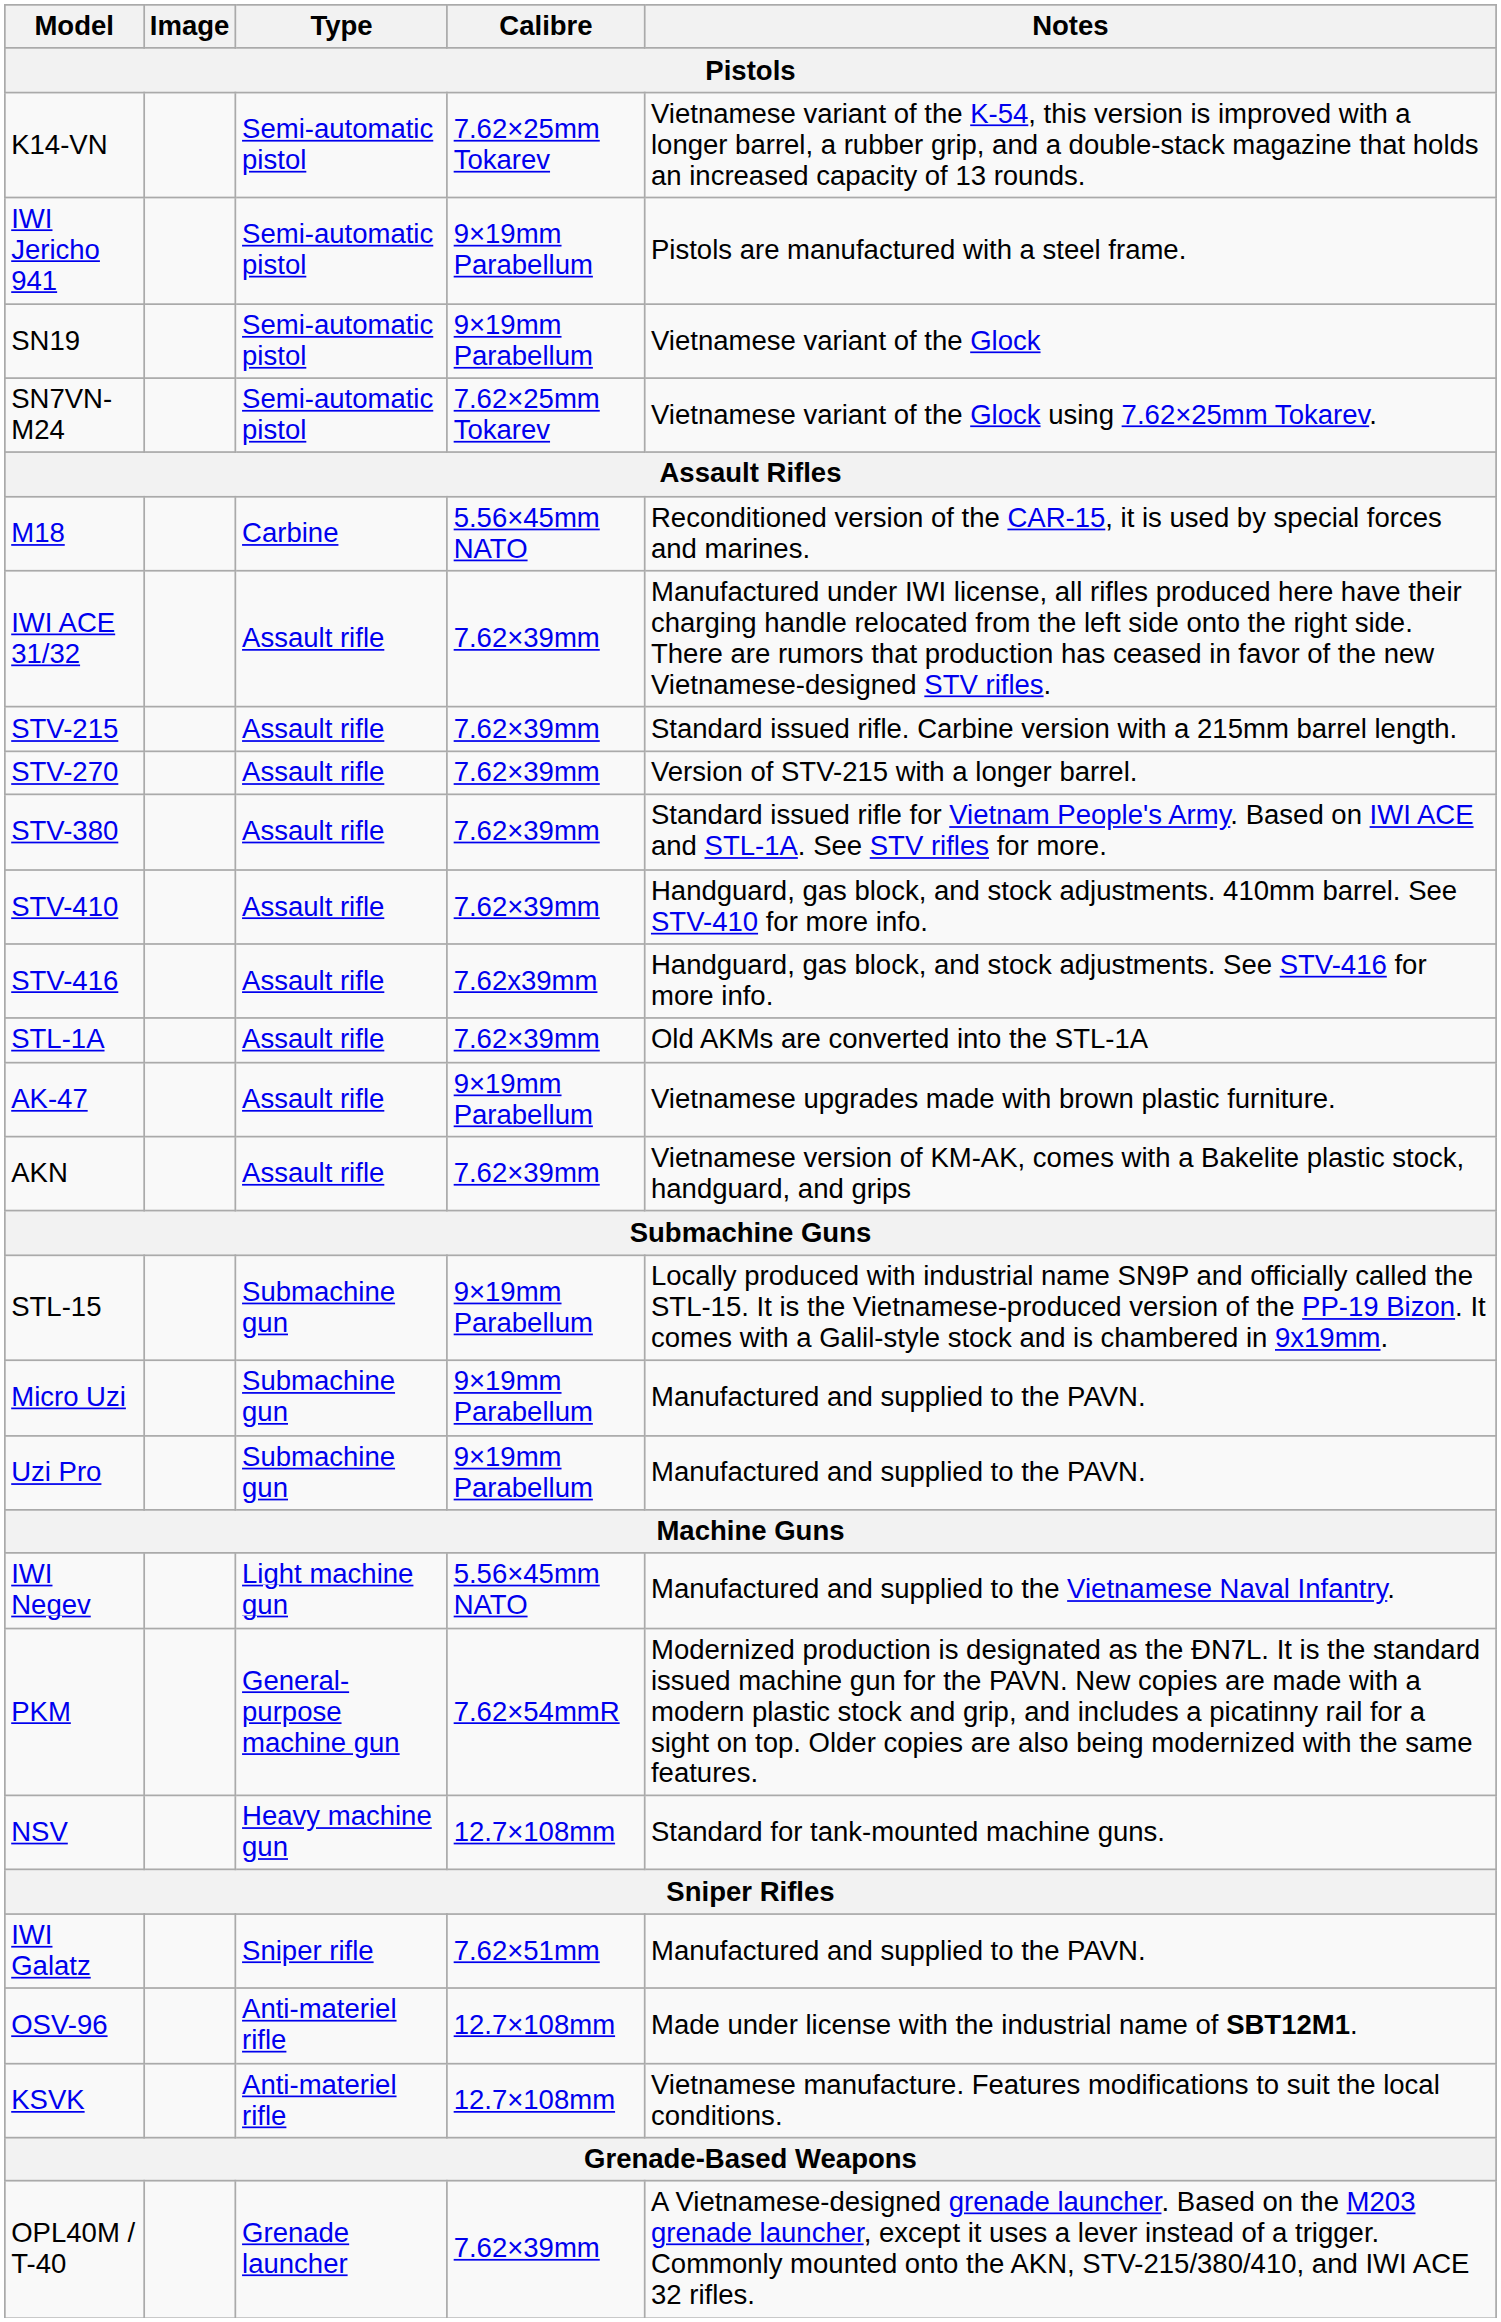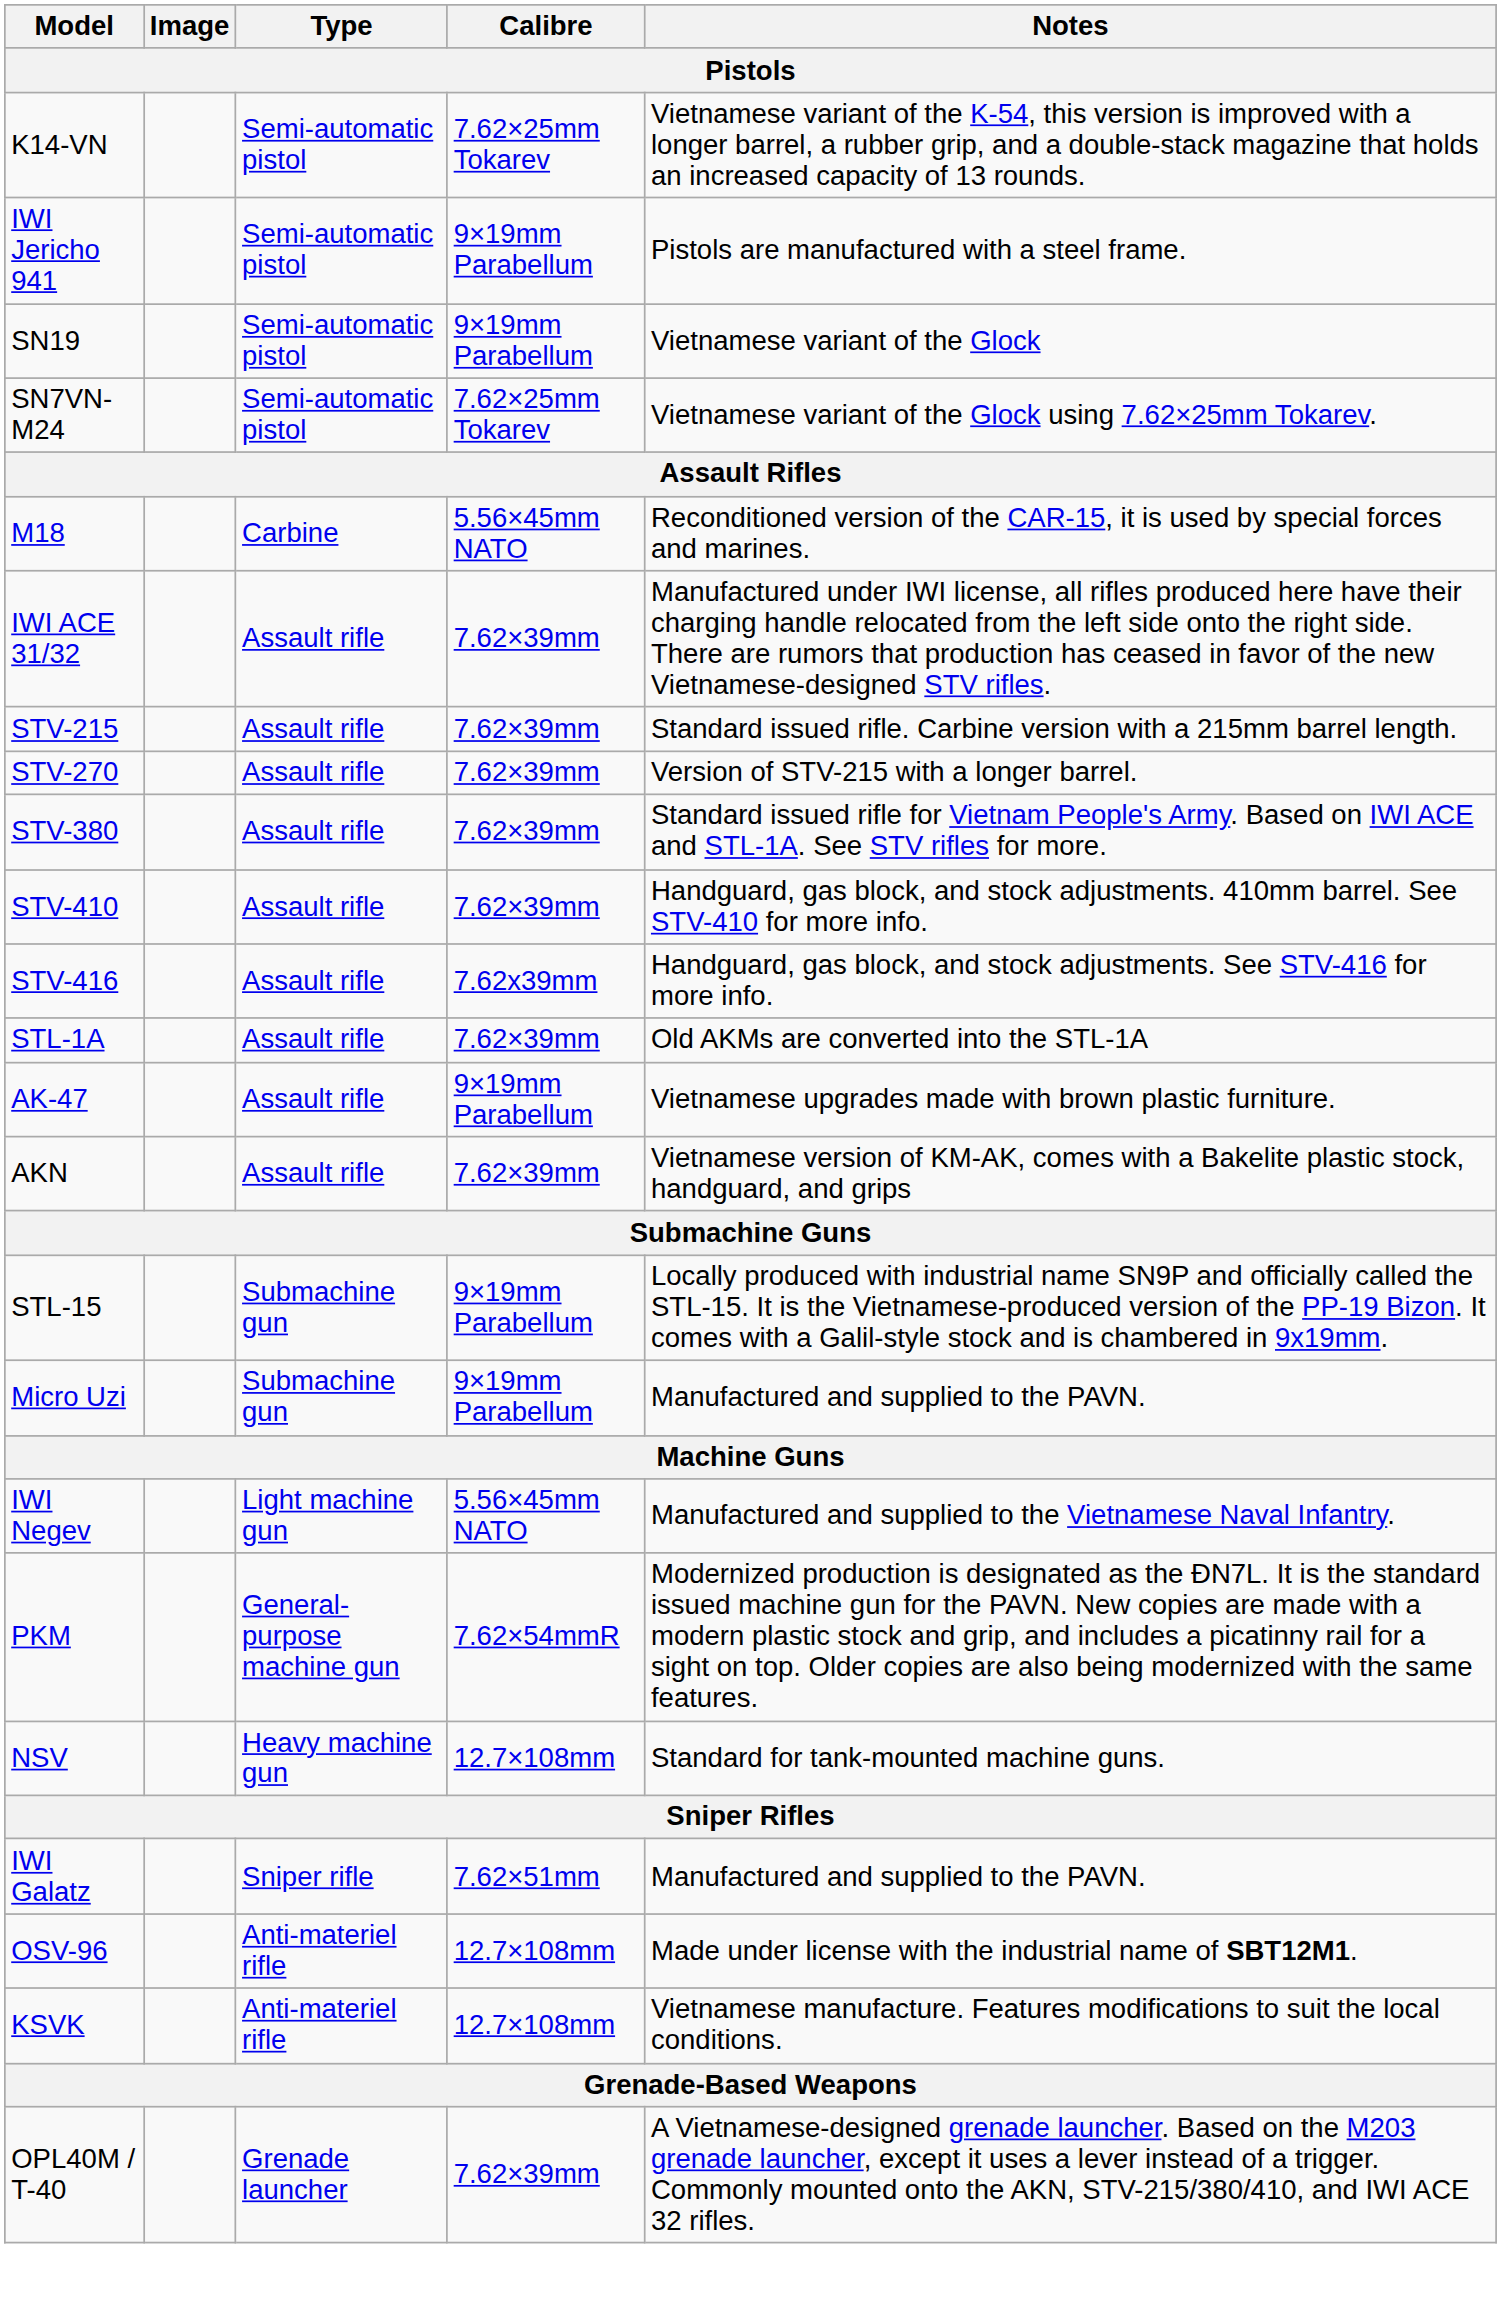- row: (56, 1471)
